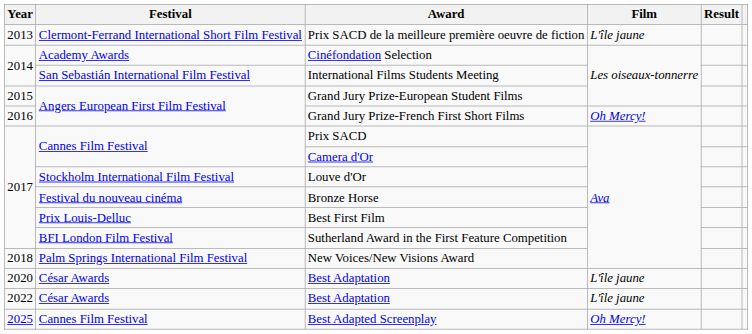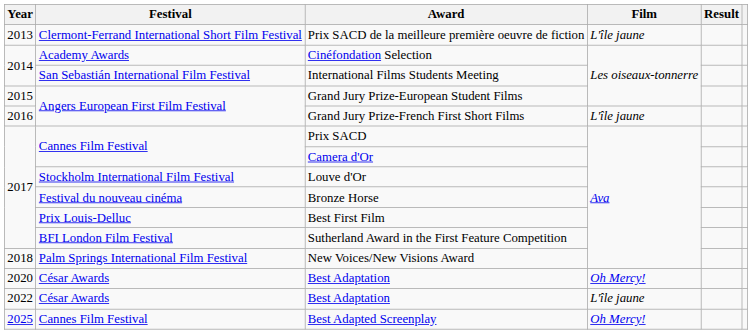(618, 116) Oh Mercy! -> (617, 116) L'île jaune
(617, 278) L'île jaune -> (618, 278) Oh Mercy!
